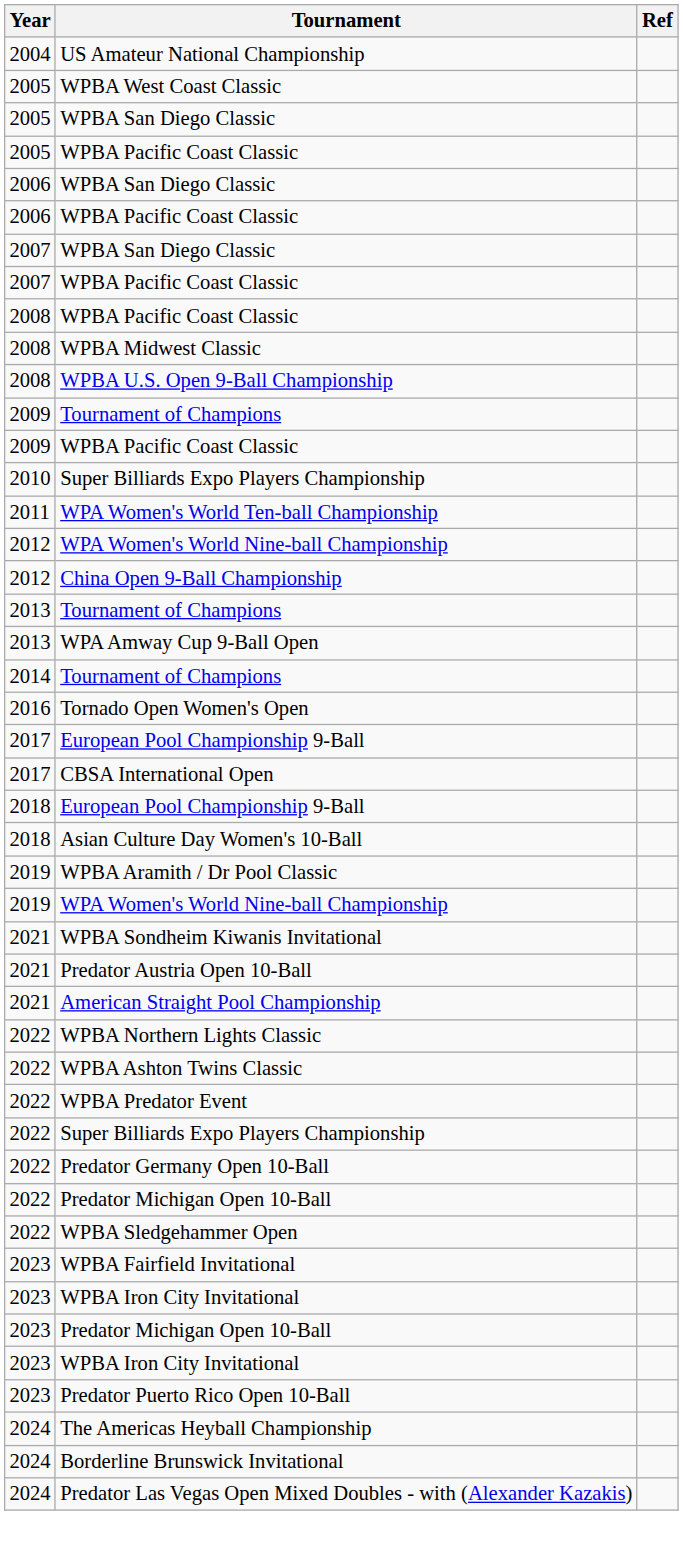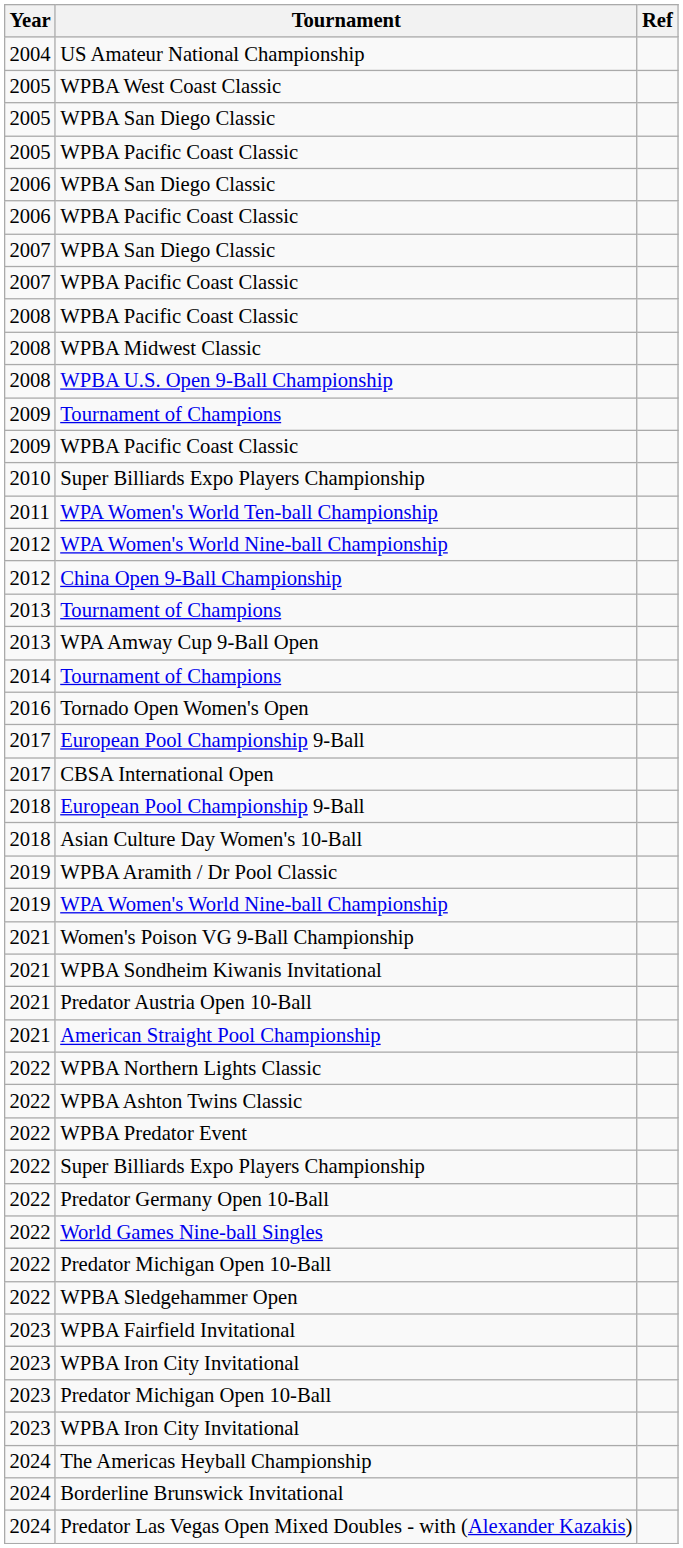+ row: (30, 937)
+ row: (30, 1232)
- row: (30, 1395)
